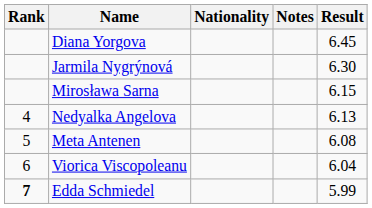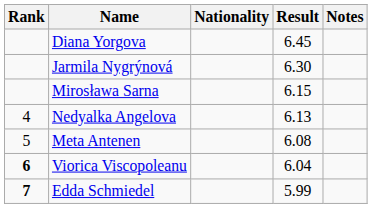columns swapped: (342, 16) <-> (295, 16)
(26, 166) normal -> (26, 166) bold
